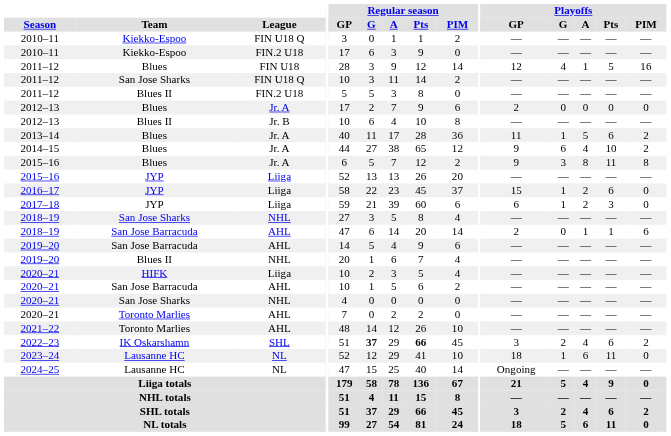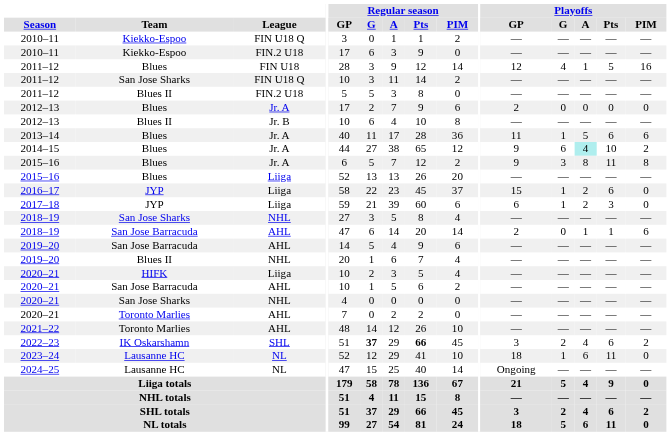(646, 135) 2 -> (646, 135) 6
(585, 149) no background -> (585, 149) paleturquoise background
(154, 176) JYP -> (154, 176) Blues
